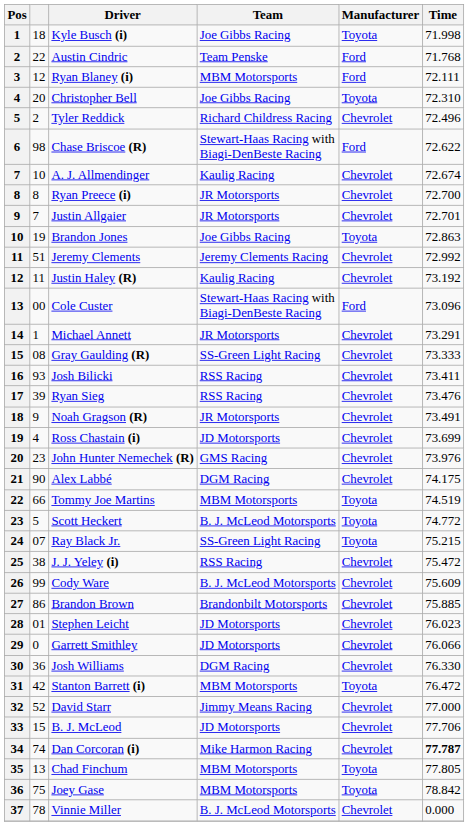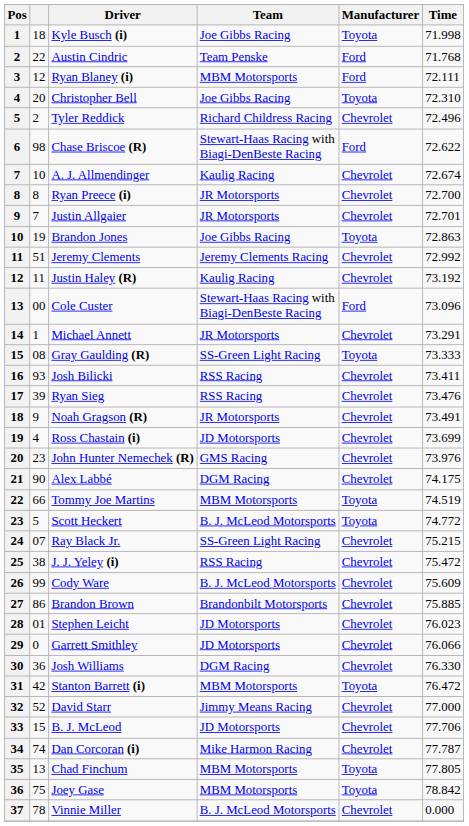(367, 354) Chevrolet -> (359, 354) Toyota
(359, 540) Toyota -> (367, 540) Chevrolet
(443, 748) bold -> (443, 748) normal
